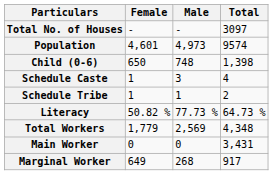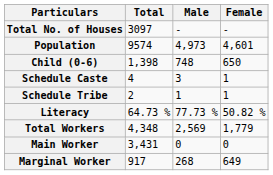columns swapped: (244, 13) <-> (149, 13)
